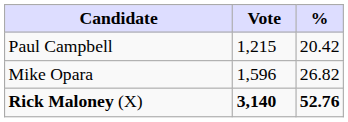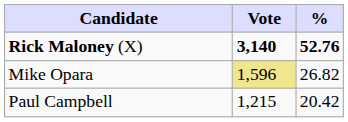rows swapped: (76, 102) <-> (61, 46)
(257, 74) no background -> (257, 74) khaki background
